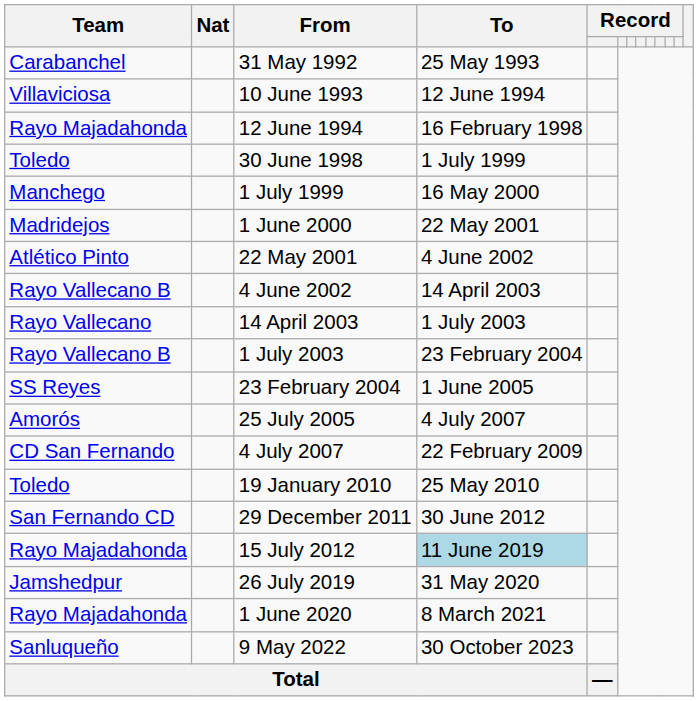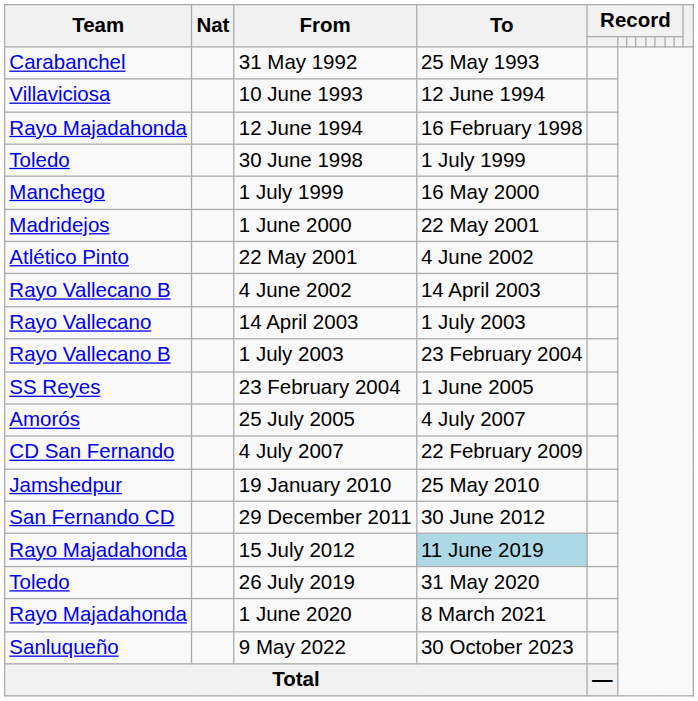(40, 484) Toledo -> (66, 484) Jamshedpur
(66, 582) Jamshedpur -> (40, 582) Toledo
